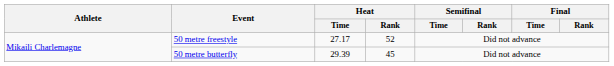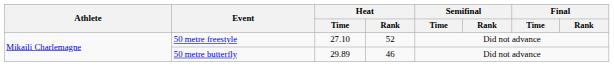(340, 40) 27.17 -> (340, 40) 27.10
(340, 54) 29.39 -> (340, 54) 29.89
(390, 54) 45 -> (390, 54) 46
